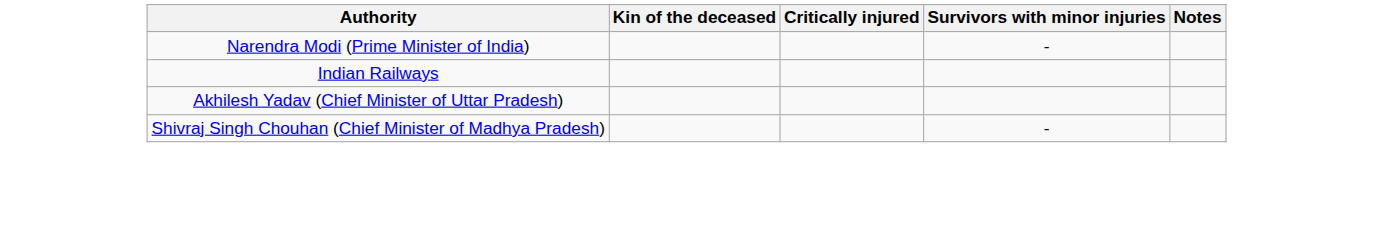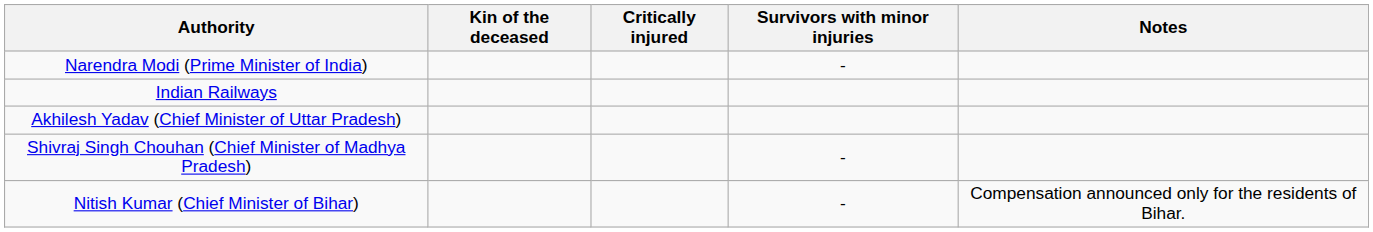+ row: (216, 203)
